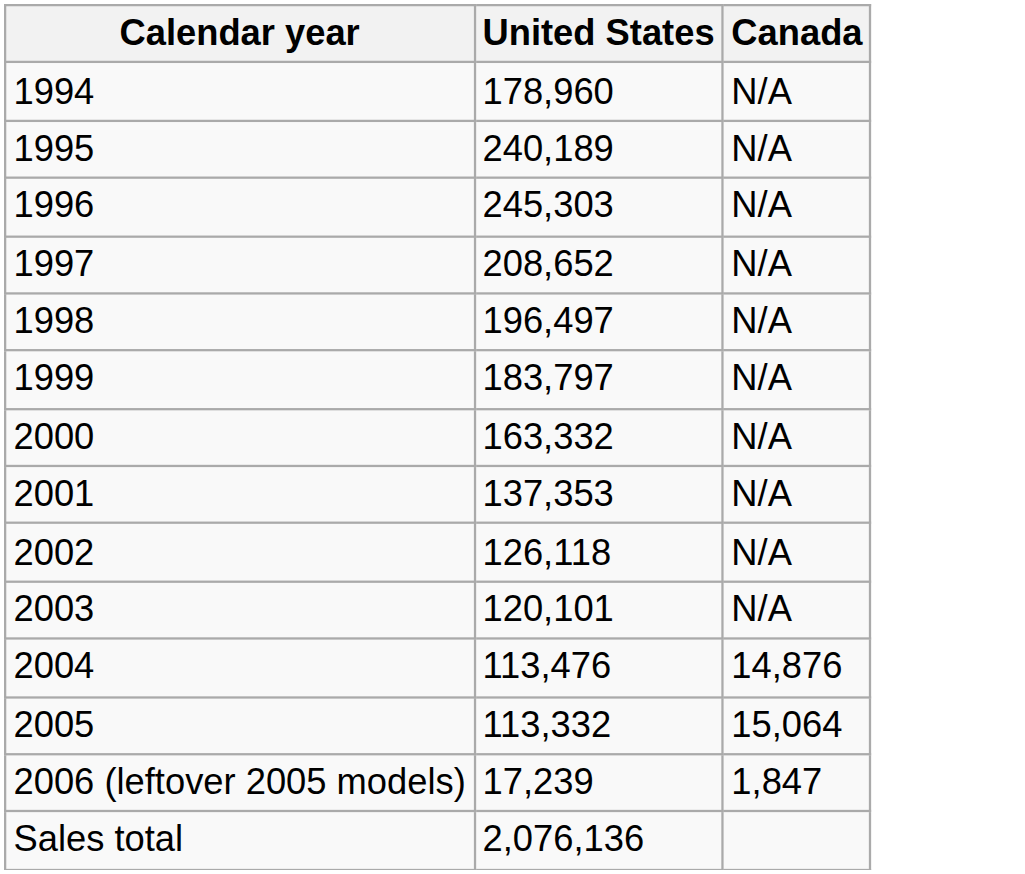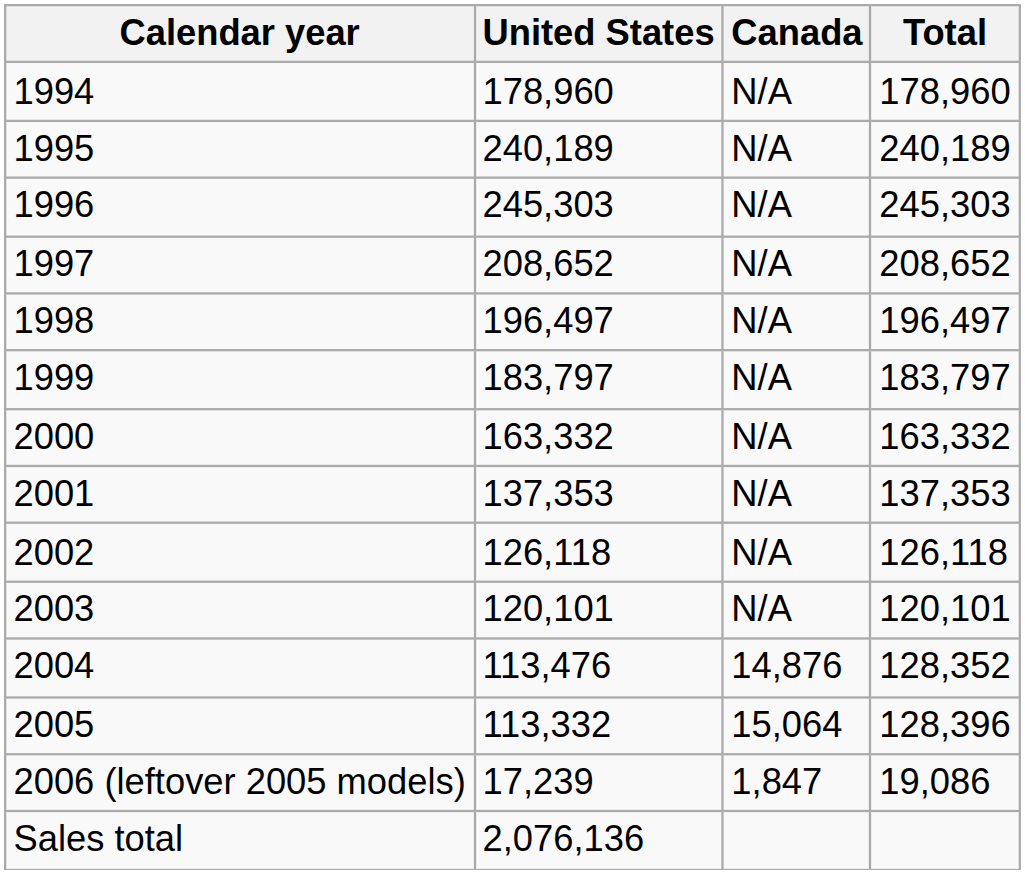+ column: (945, 33)
